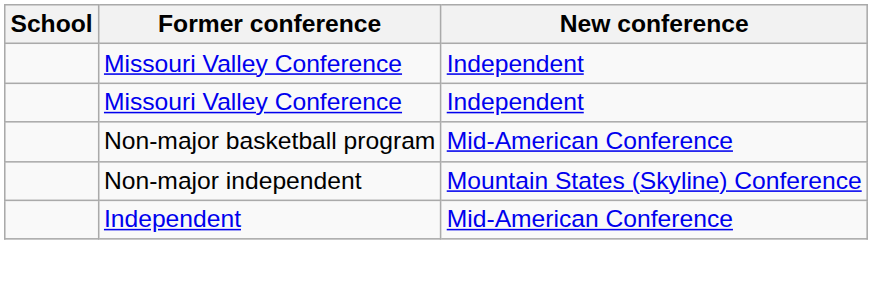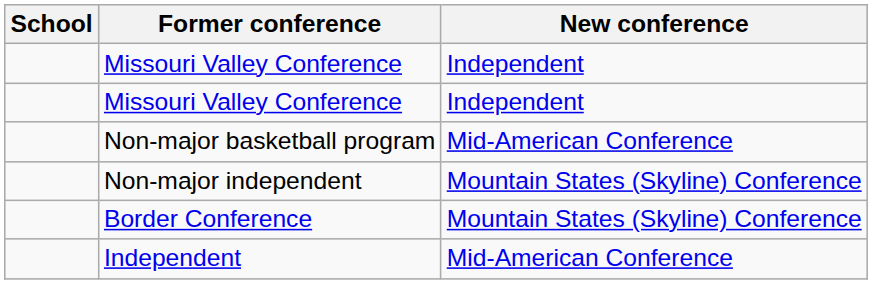+ row: (208, 219)
